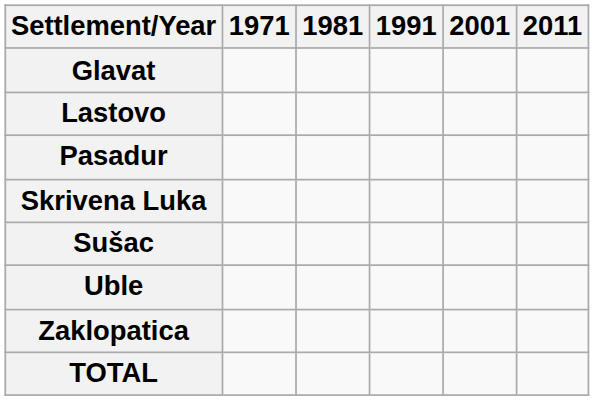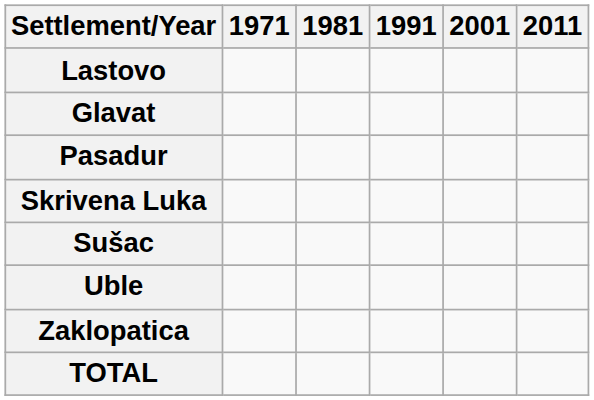rows swapped: (114, 69) <-> (114, 113)
